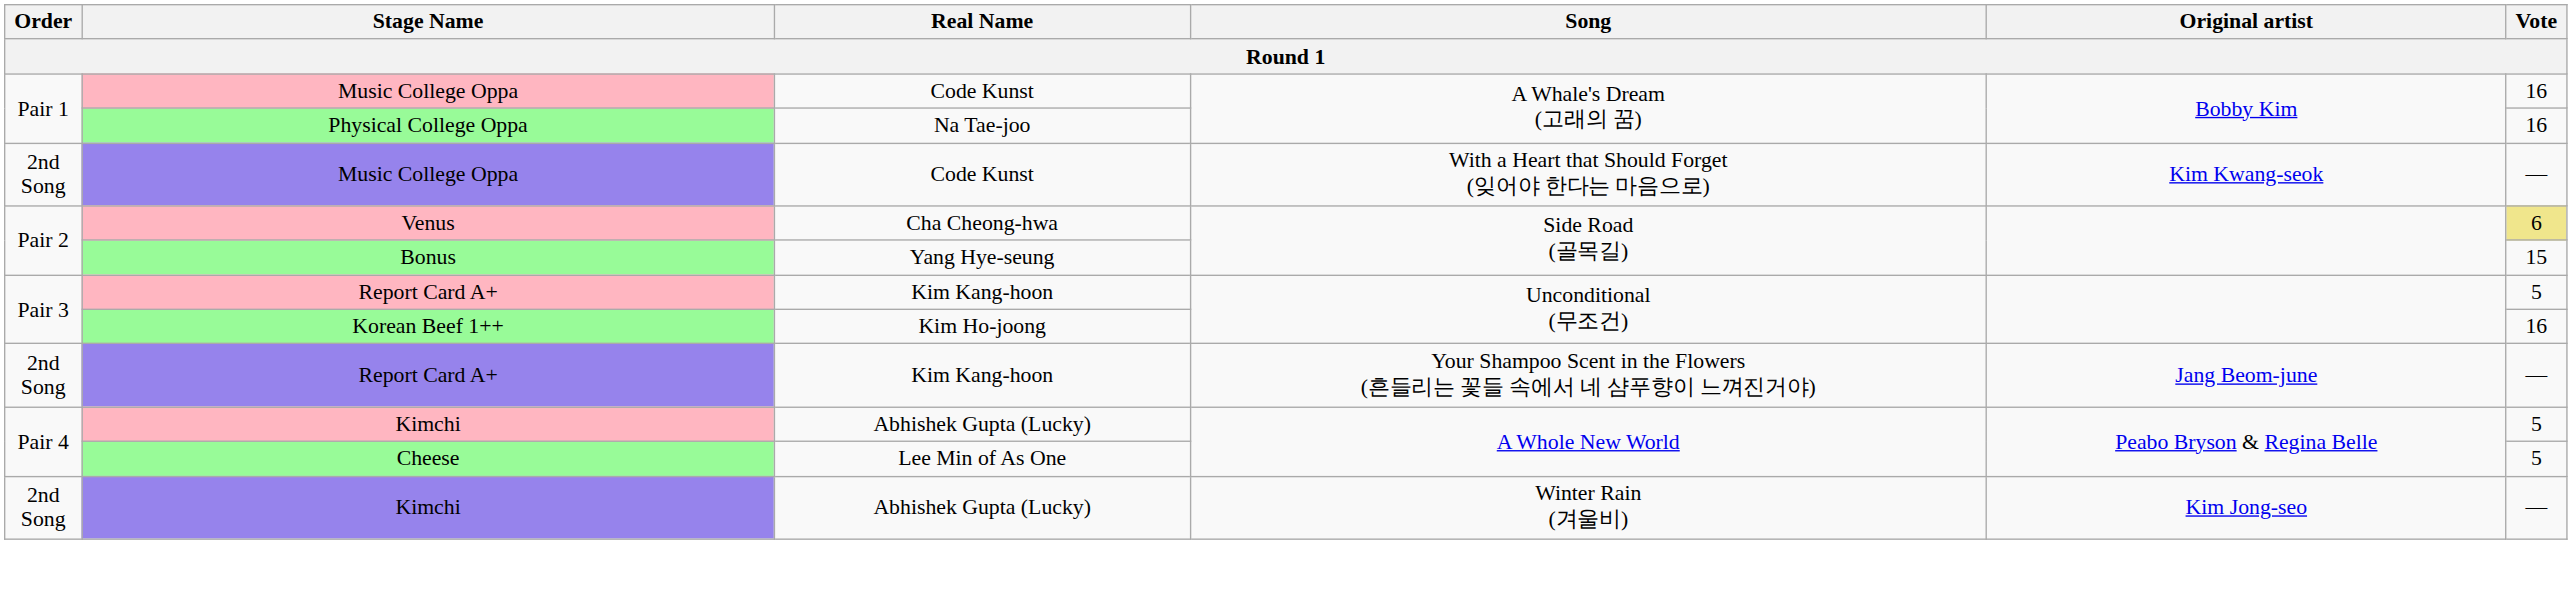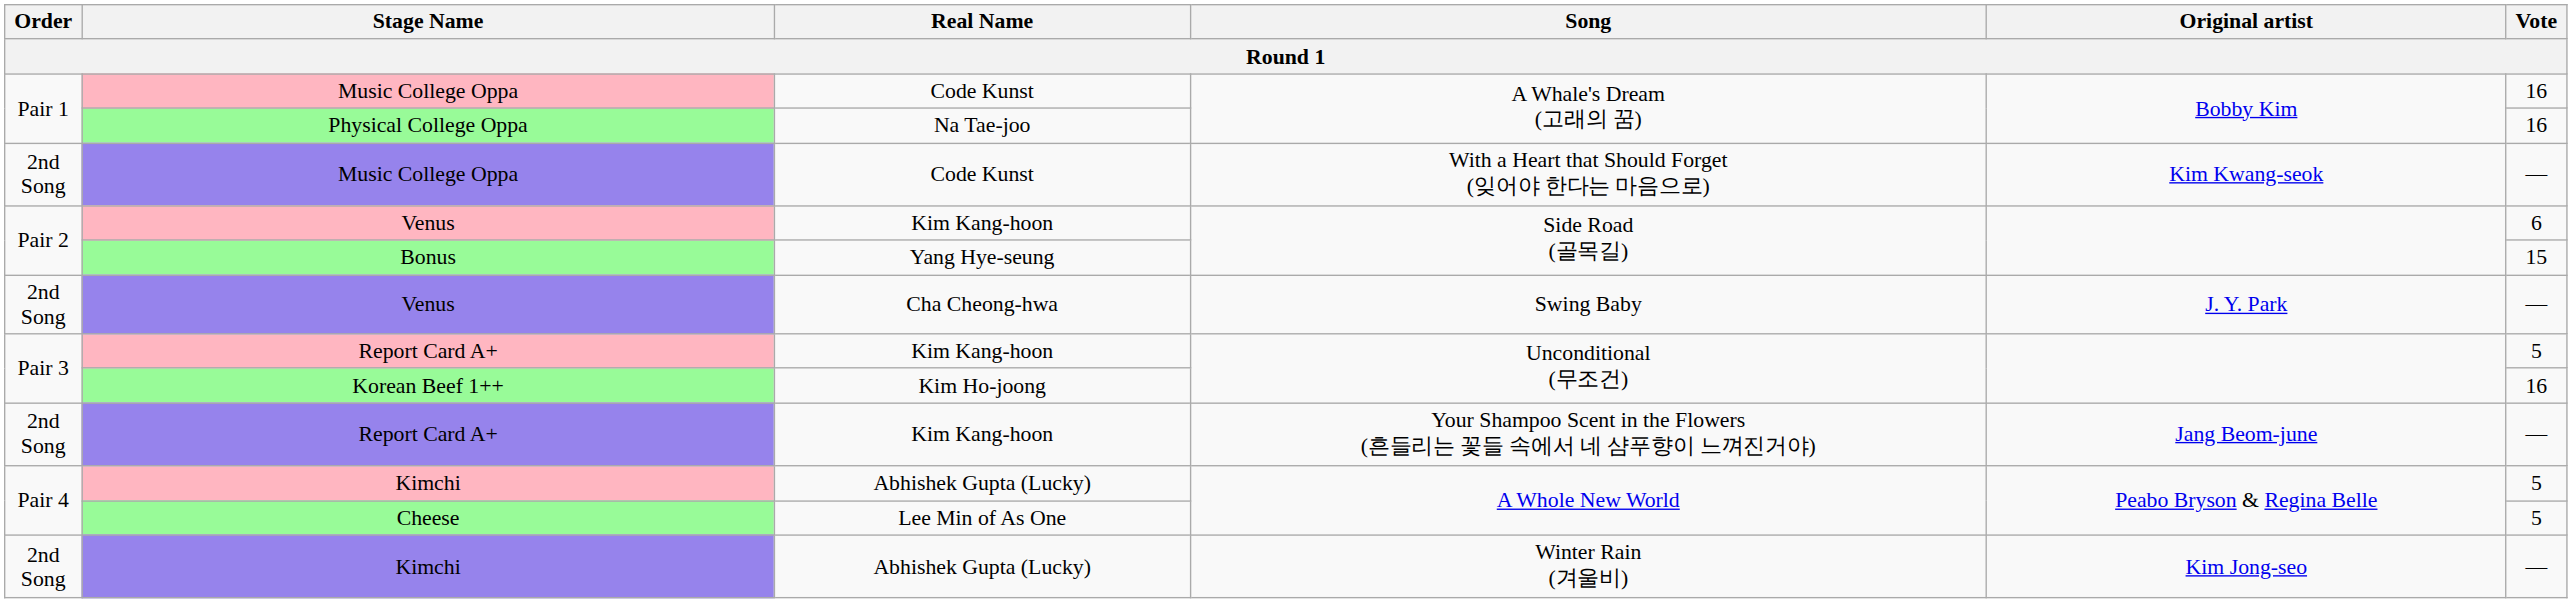(982, 222) Cha Cheong-hwa -> (982, 222) Kim Kang-hoon
(2536, 222) khaki background -> (2536, 222) no background
+ row: (428, 304)
